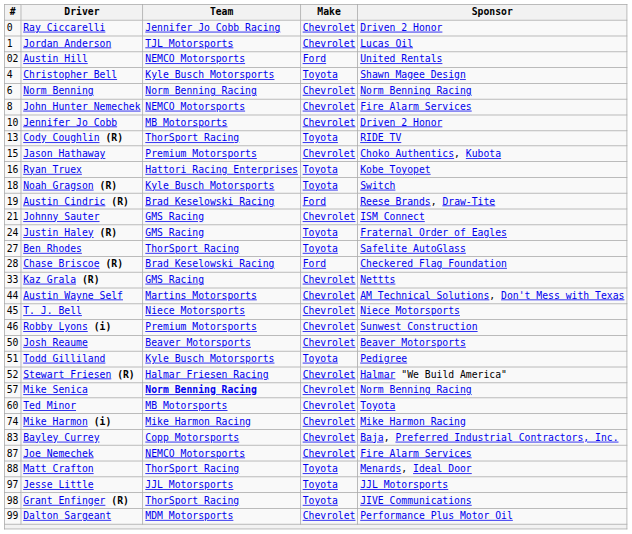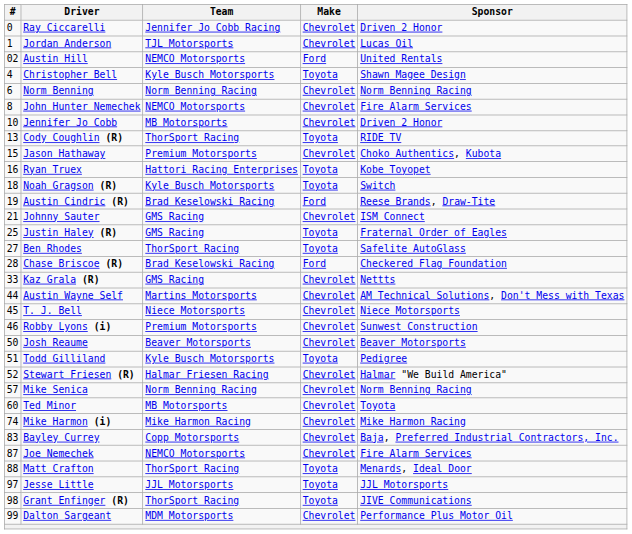(13, 233) 24 -> (13, 233) 25
(201, 391) bold -> (201, 391) normal
